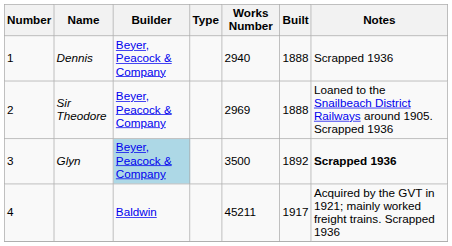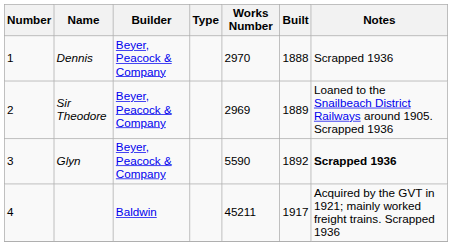(237, 58) 2940 -> (237, 58) 2970
(296, 109) 1888 -> (296, 109) 1889
(144, 161) lightblue background -> (144, 161) no background
(237, 161) 3500 -> (237, 161) 5590
